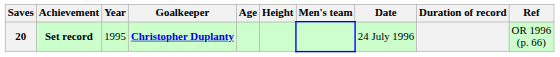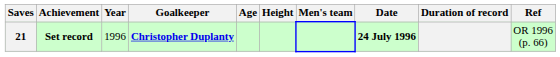(21, 36) 20 -> (21, 36) 21
(115, 36) 1995 -> (115, 36) 1996
(386, 36) normal -> (387, 36) bold
